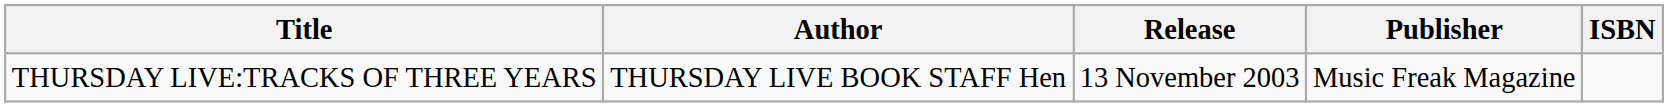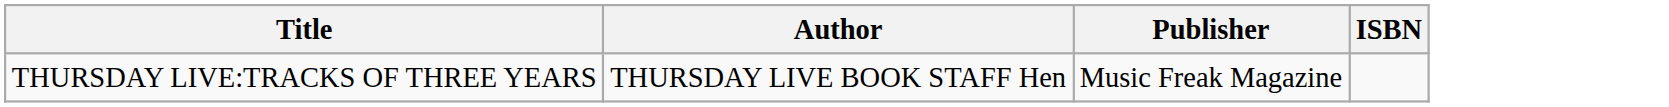- column: (1190, 28)
